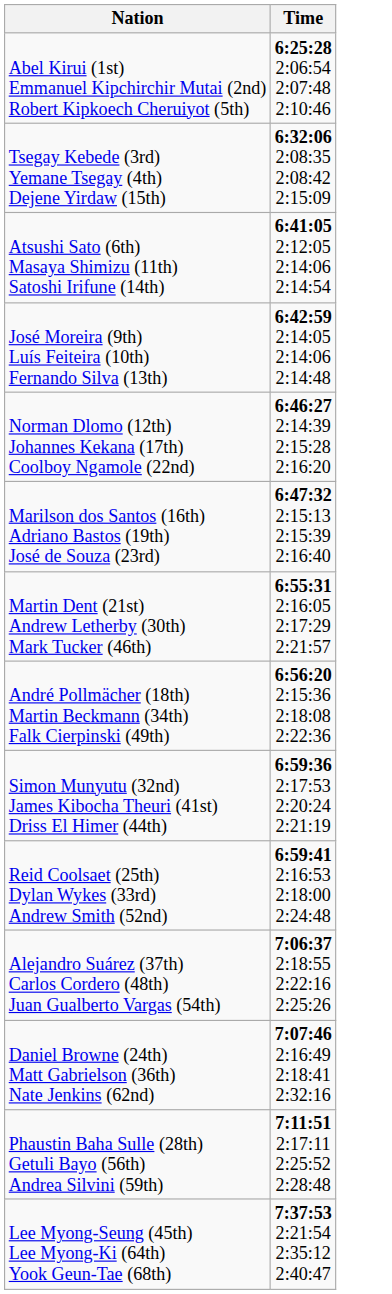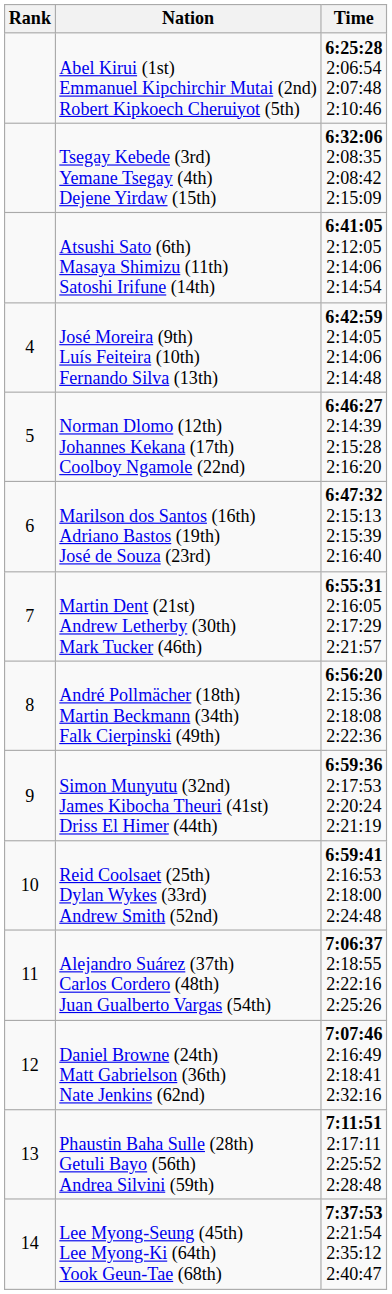+ column: (30, 18)
